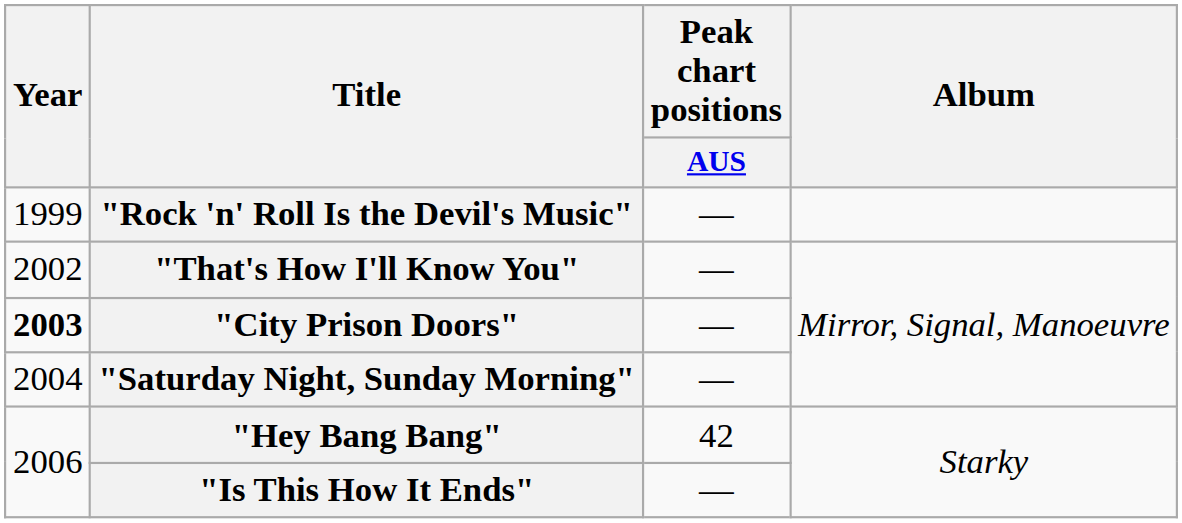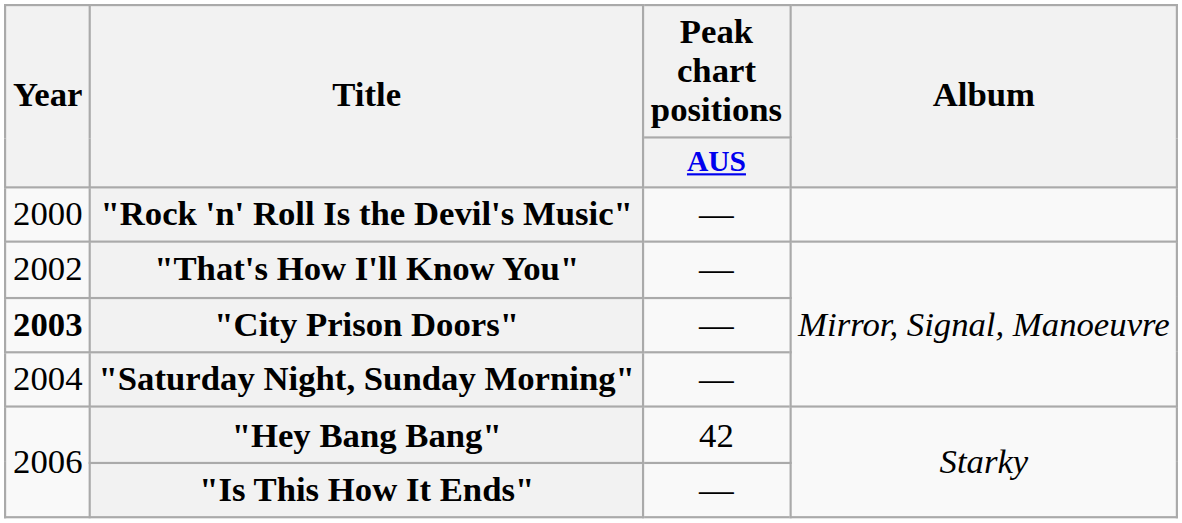(48, 213) 1999 -> (48, 213) 2000
